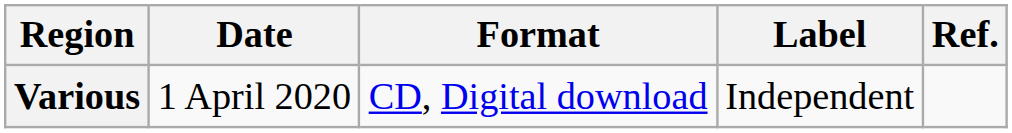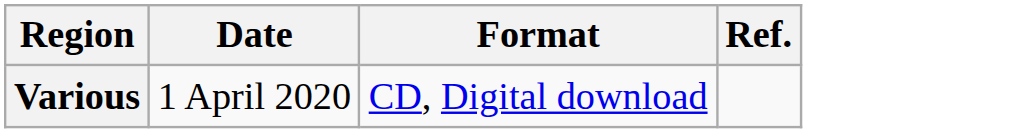- column: (820, 34)
